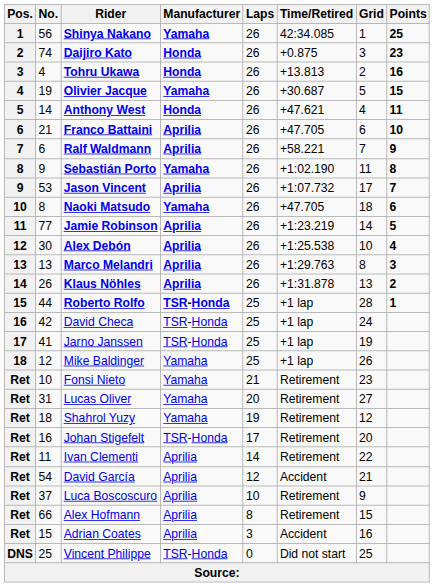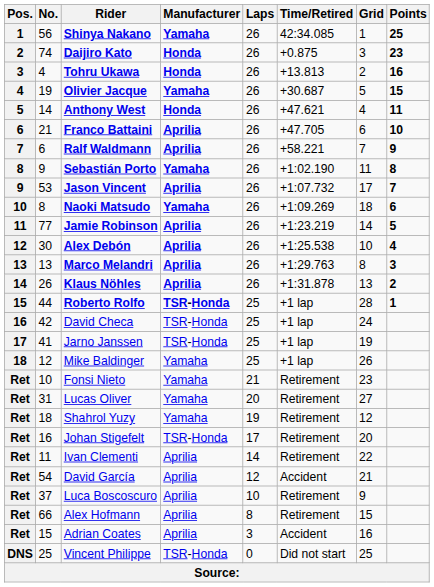(302, 207) +47.705 -> (307, 207) +1:09.269
